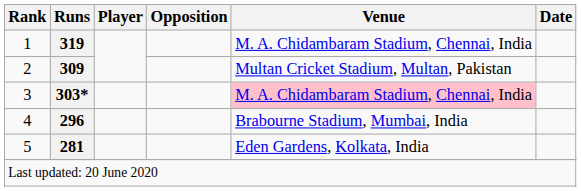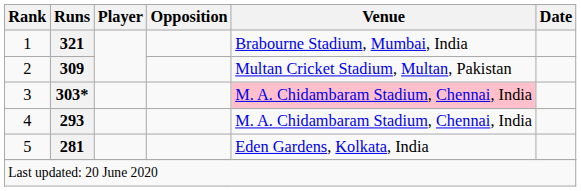(72, 43) 319 -> (72, 43) 321
(384, 43) M. A. Chidambaram Stadium, Chennai, India -> (351, 43) Brabourne Stadium, Mumbai, India
(72, 120) 296 -> (72, 120) 293
(351, 120) Brabourne Stadium, Mumbai, India -> (384, 120) M. A. Chidambaram Stadium, Chennai, India
